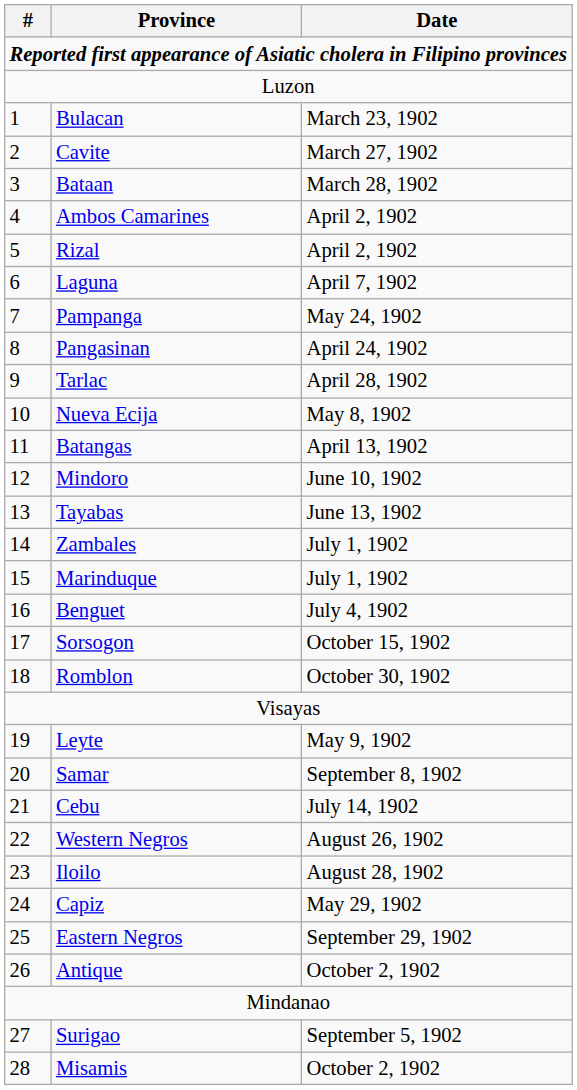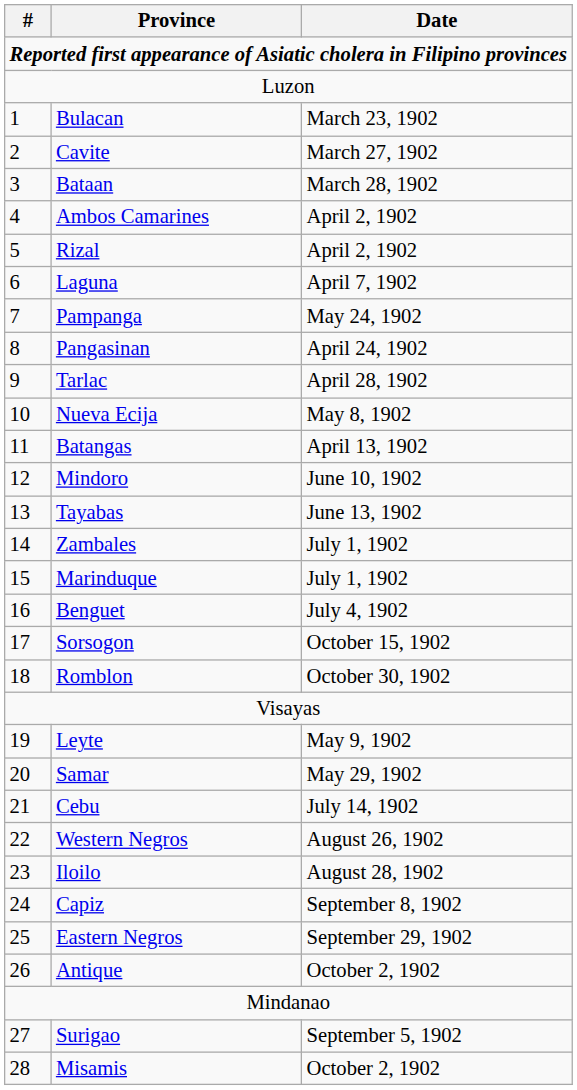(384, 773) September 8, 1902 -> (364, 773) May 29, 1902
(364, 904) May 29, 1902 -> (384, 904) September 8, 1902
